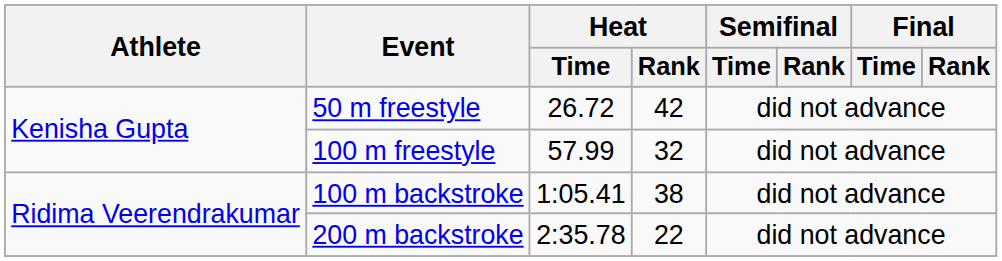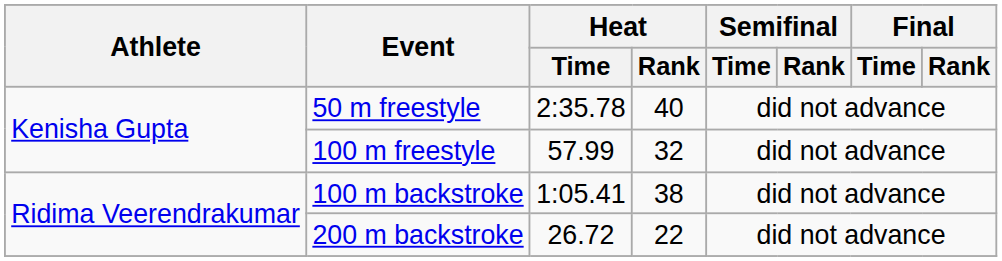(581, 109) 26.72 -> (581, 109) 2:35.78
(669, 109) 42 -> (669, 109) 40
(581, 236) 2:35.78 -> (581, 236) 26.72
